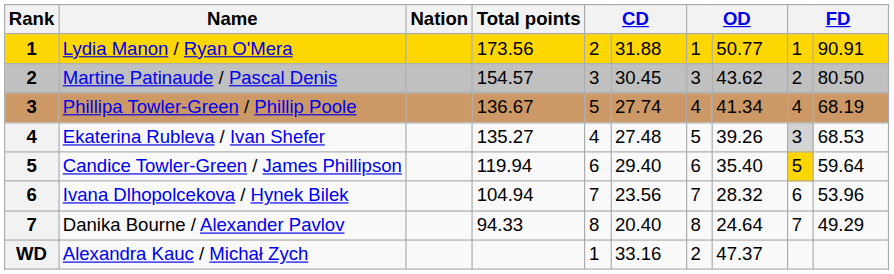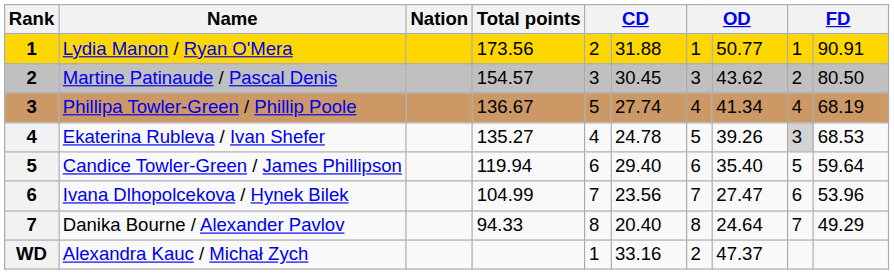(638, 136) 27.48 -> (638, 136) 24.78
(797, 166) gold background -> (797, 166) no background
(505, 195) 104.94 -> (505, 195) 104.99
(740, 195) 28.32 -> (740, 195) 27.47
